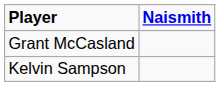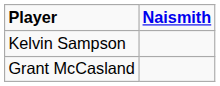rows swapped: (72, 44) <-> (67, 69)
